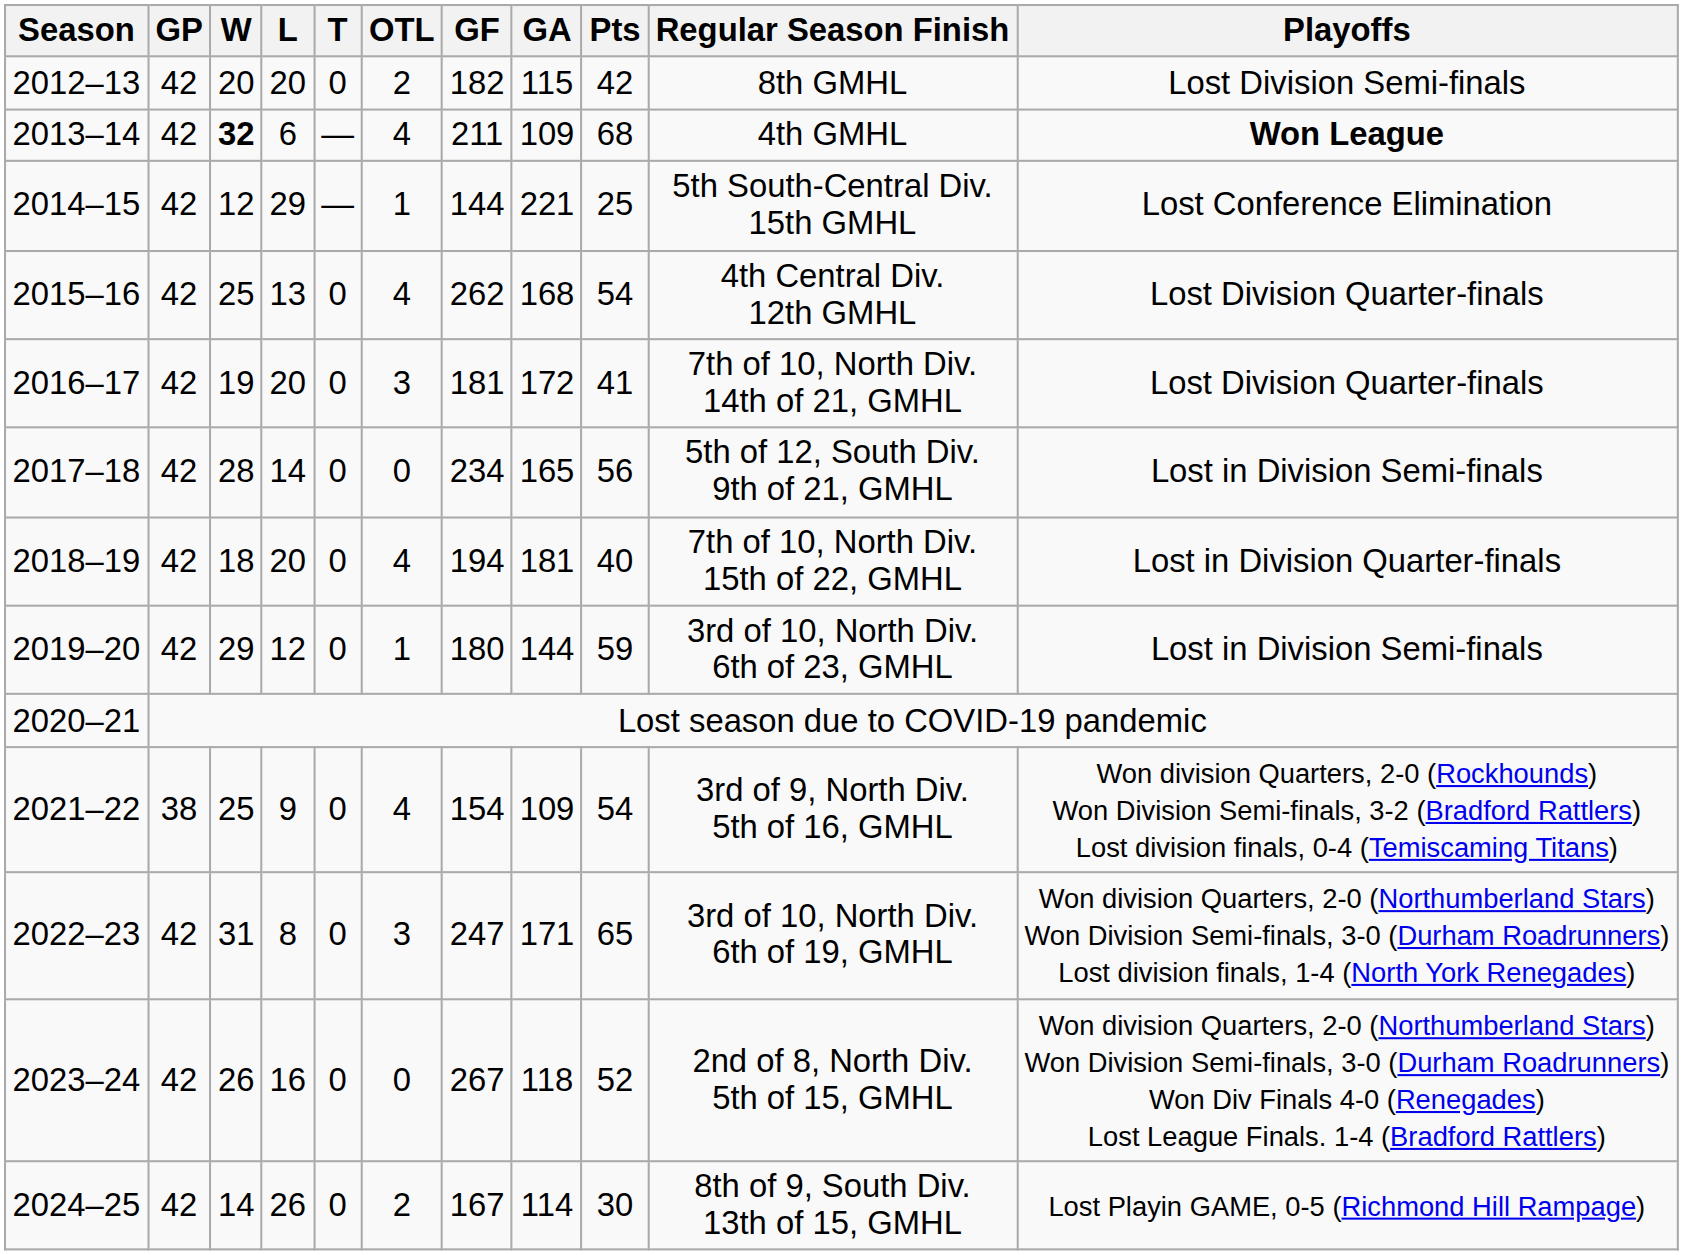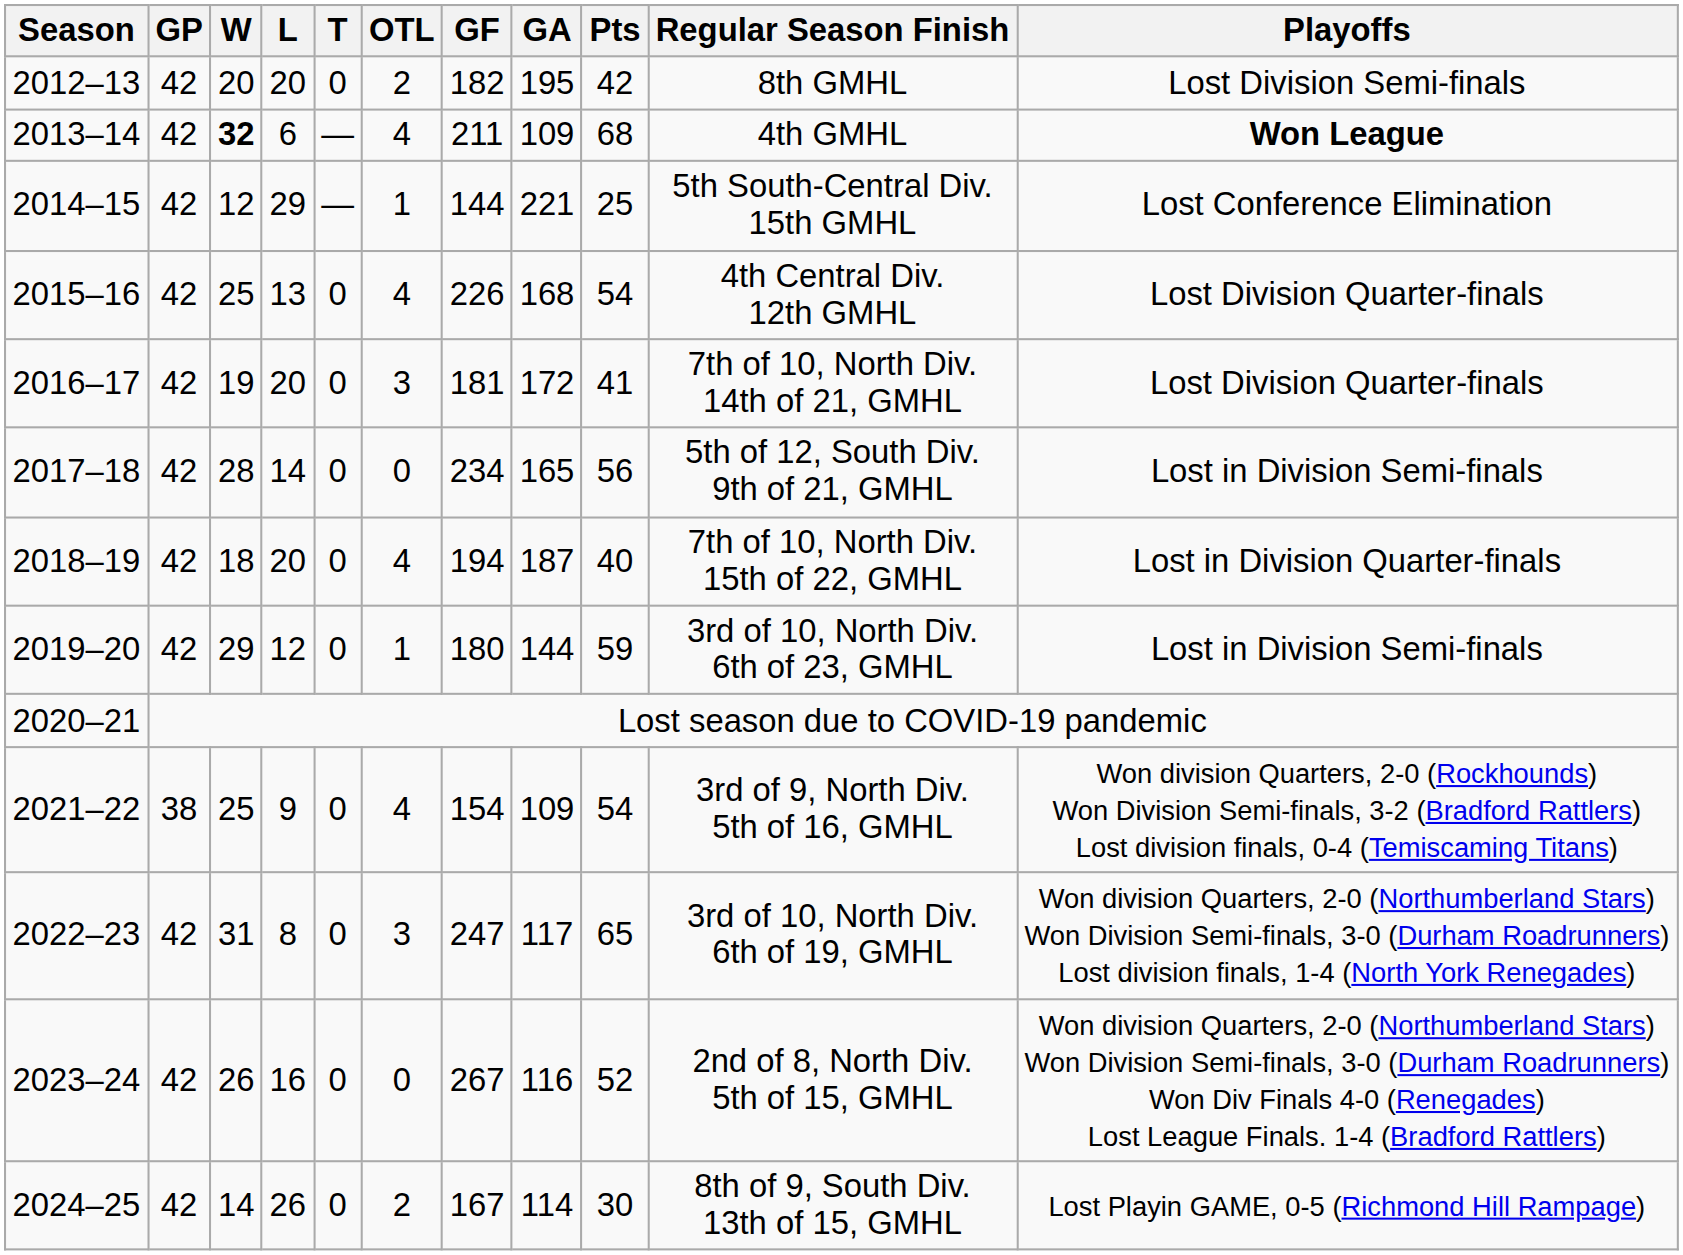(547, 82) 115 -> (547, 82) 195
(477, 293) 262 -> (477, 293) 226
(547, 560) 181 -> (547, 560) 187
(547, 934) 171 -> (547, 934) 117
(547, 1079) 118 -> (547, 1079) 116
